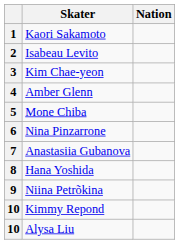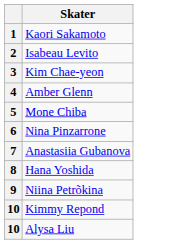- column: (154, 14)
